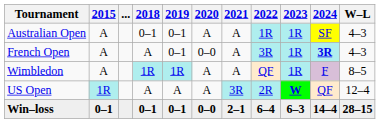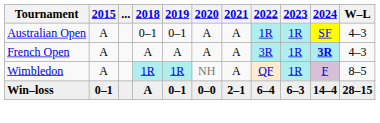(177, 52) 0–1 -> (177, 52) A
(207, 52) 0–0 -> (207, 52) A
(207, 71) A -> (207, 71) NH
- row: (29, 90)
(148, 109) 0–1 -> (148, 90) A
